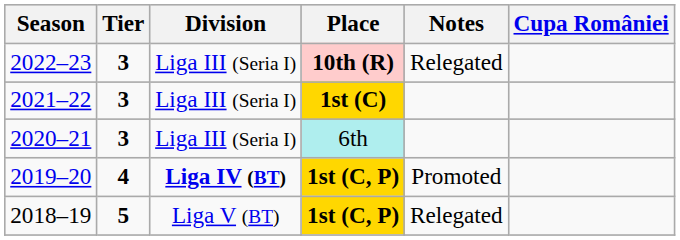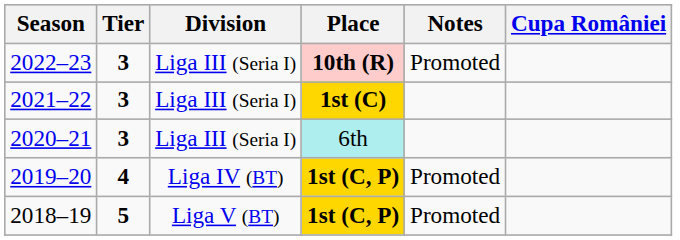(456, 62) Relegated -> (455, 62) Promoted
(226, 176) bold -> (226, 176) normal
(456, 215) Relegated -> (455, 215) Promoted
